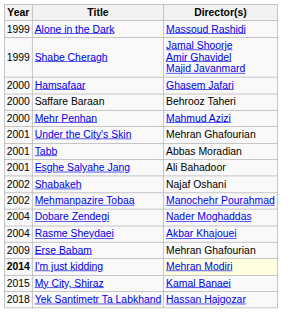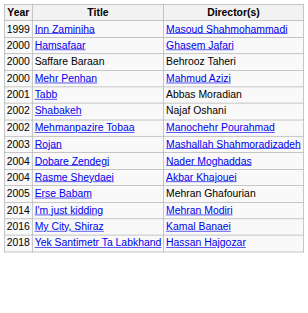+ row: (65, 29)
- row: (75, 29)
- row: (71, 57)
- row: (83, 135)
- row: (82, 168)
+ row: (48, 144)
(18, 250) 2009 -> (18, 194) 2005
(18, 267) bold -> (18, 210) normal
(199, 267) lightyellow background -> (199, 210) no background
(18, 283) 2015 -> (18, 227) 2016
